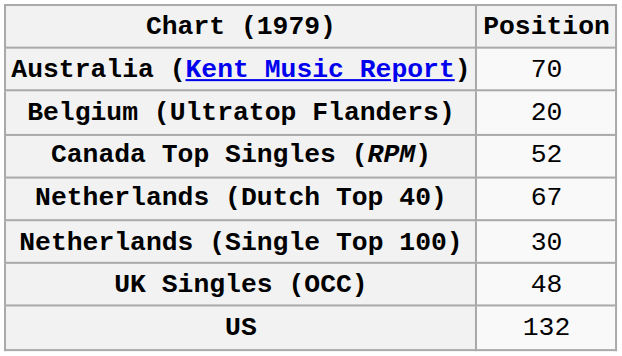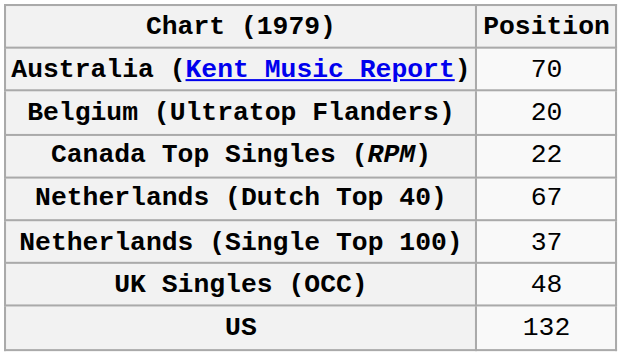(547, 156) 52 -> (547, 156) 22
(547, 242) 30 -> (547, 242) 37
